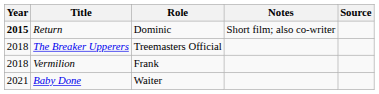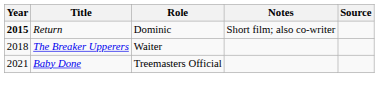(178, 47) Treemasters Official -> (148, 47) Waiter
- row: (54, 64)
(148, 81) Waiter -> (178, 64) Treemasters Official
